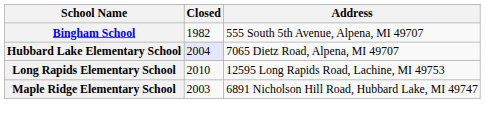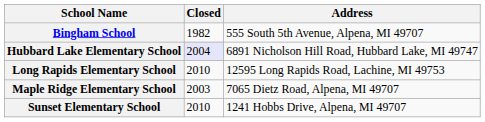(313, 51) 7065 Dietz Road, Alpena, MI 49707 -> (352, 51) 6891 Nicholson Hill Road, Hubbard Lake, MI 49747
(352, 88) 6891 Nicholson Hill Road, Hubbard Lake, MI 49747 -> (313, 88) 7065 Dietz Road, Alpena, MI 49707
+ row: (94, 107)
